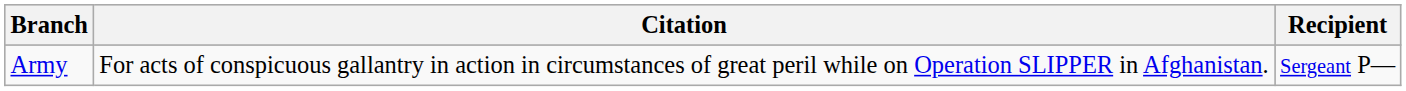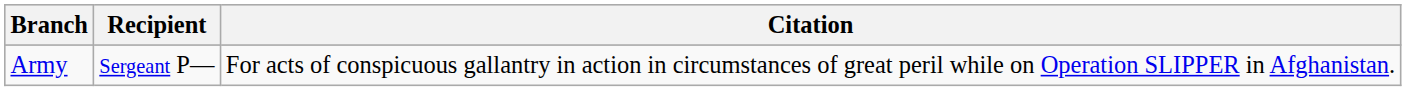columns swapped: (1338, 24) <-> (684, 24)
